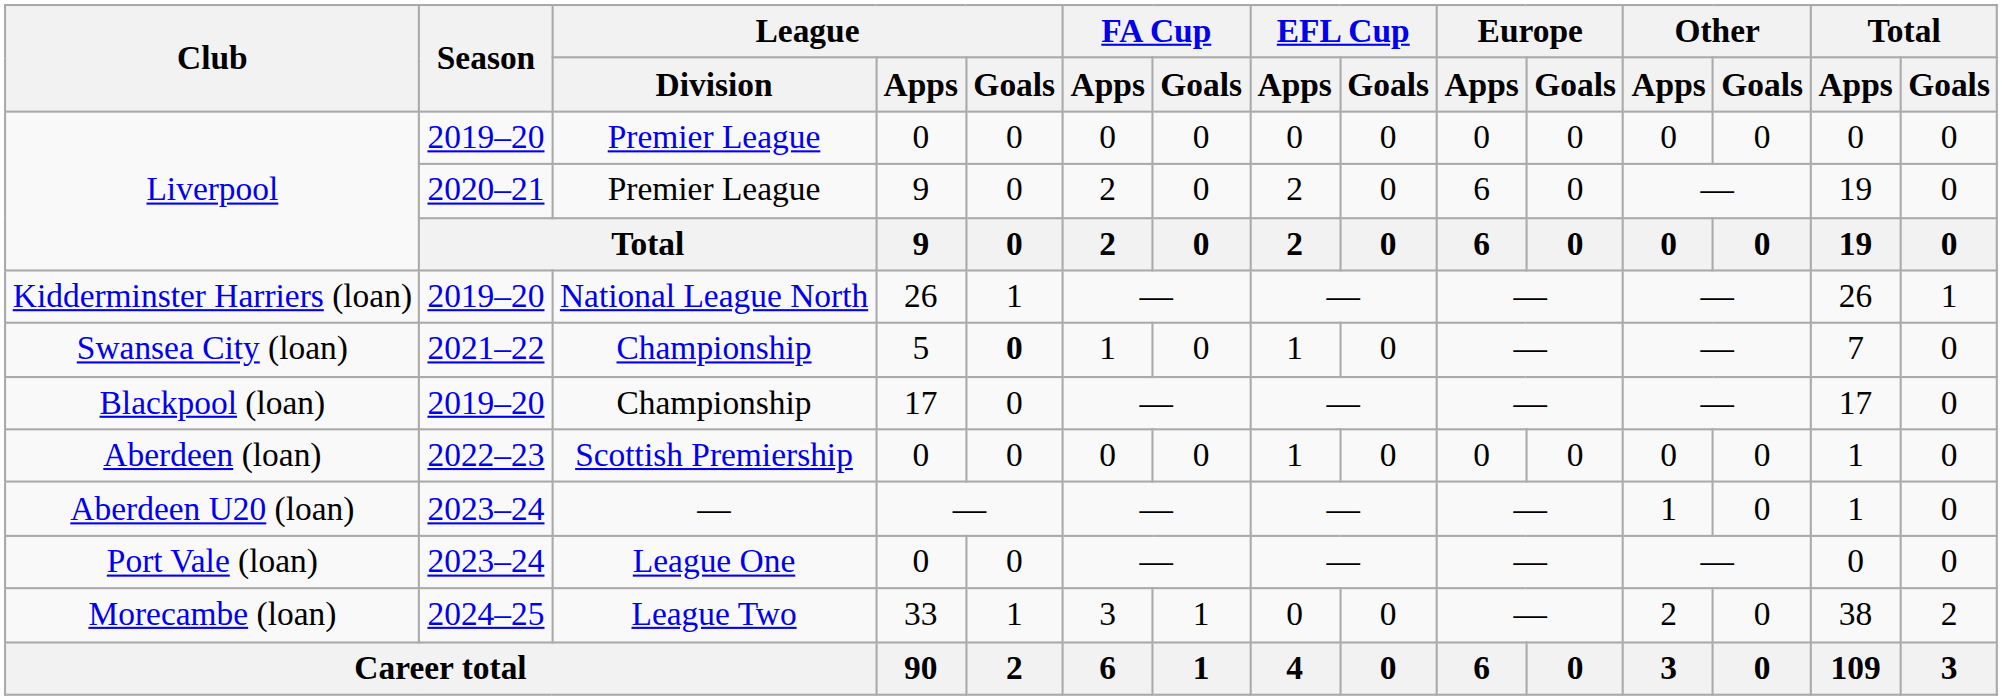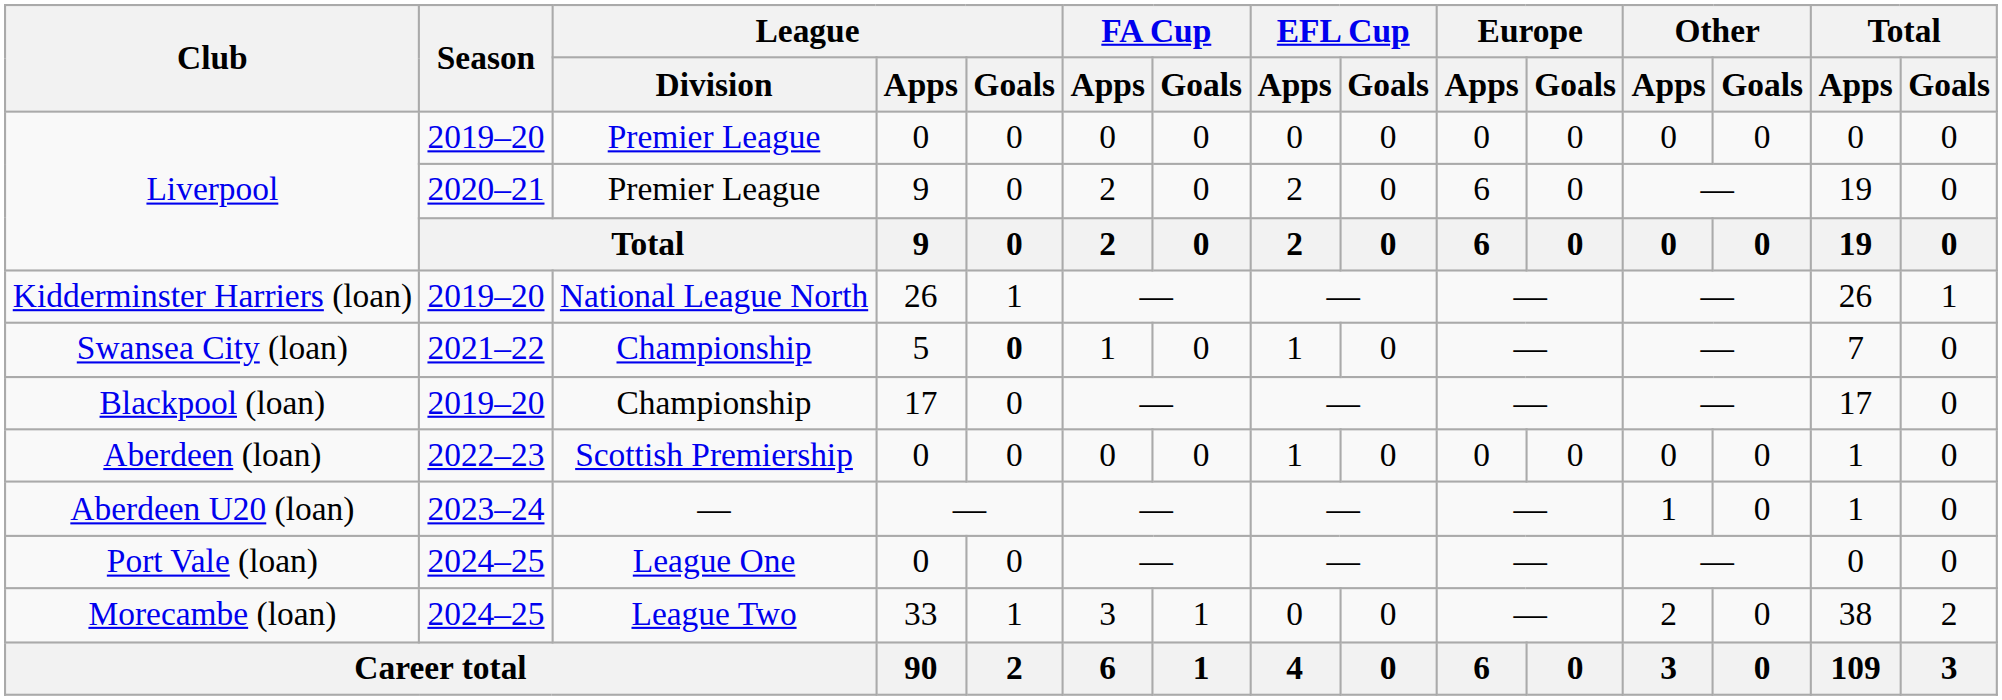(486, 561) 2023–24 -> (486, 561) 2024–25
